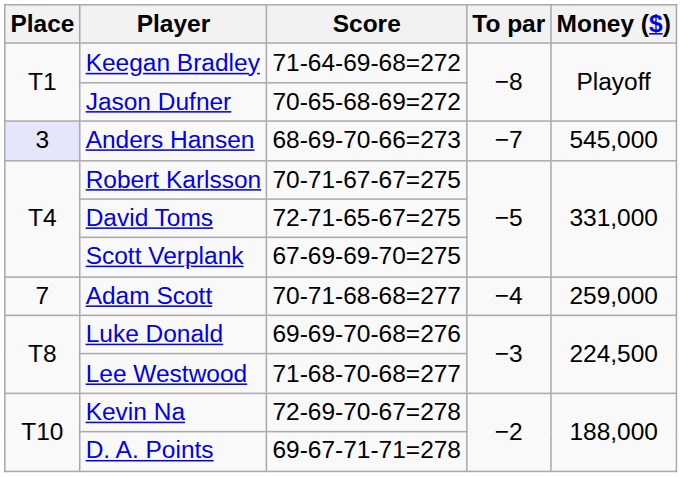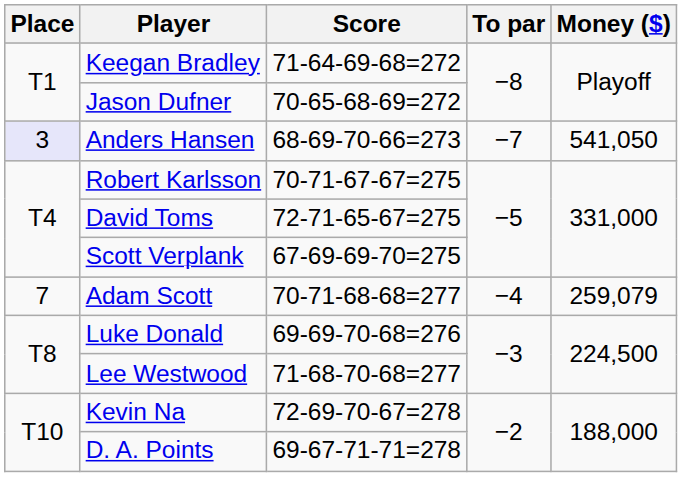(614, 140) 545,000 -> (614, 140) 541,050
(614, 295) 259,000 -> (614, 295) 259,079
